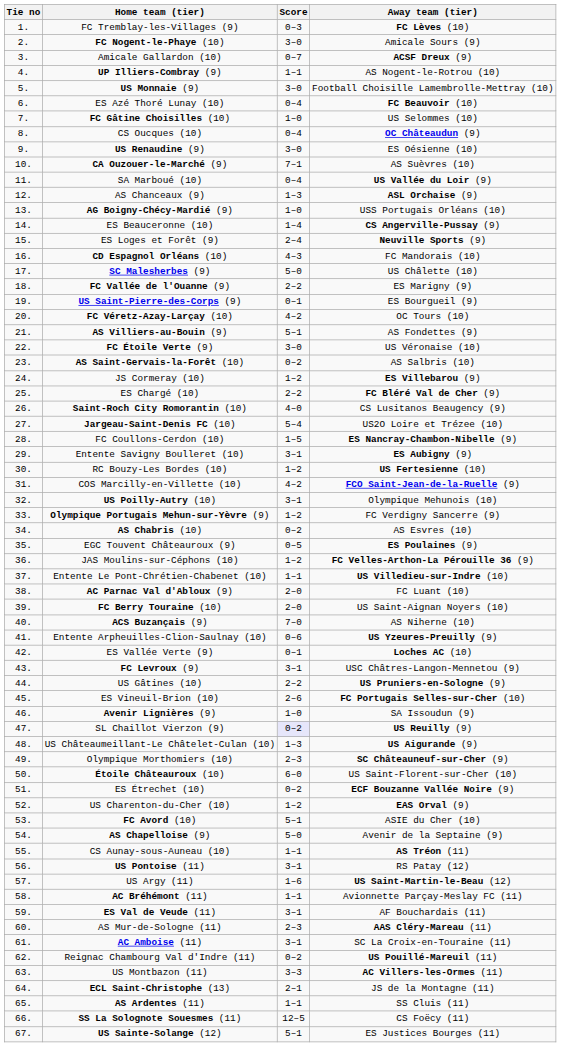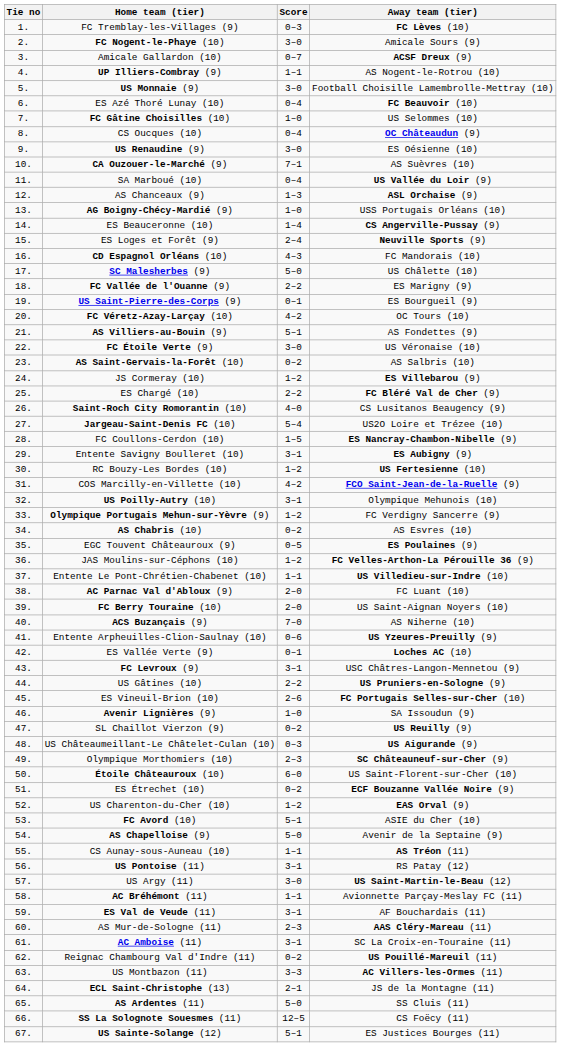(294, 729) lavender background -> (294, 729) no background
(294, 744) 1–3 -> (294, 744) 0–3
(294, 882) 1–6 -> (294, 882) 3–0
(294, 1004) 1–1 -> (294, 1004) 5–0
